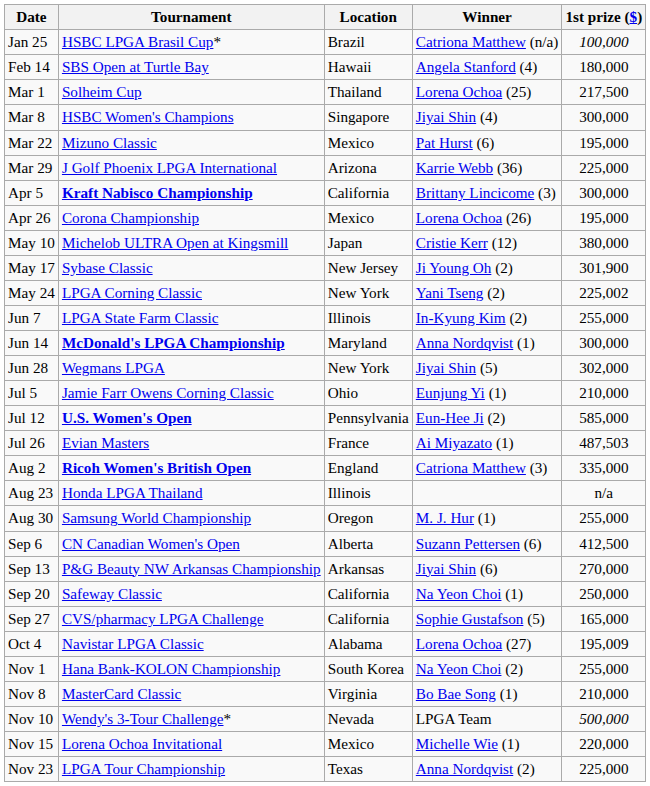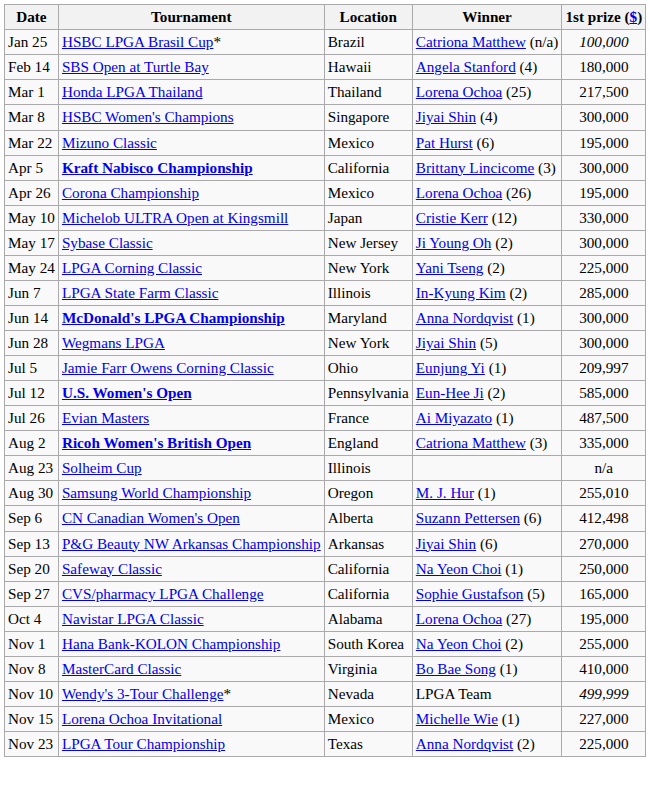(102, 92) Solheim Cup -> (132, 92) Honda LPGA Thailand
- row: (30, 167)
(604, 242) 380,000 -> (604, 217) 330,000
(604, 267) 301,900 -> (604, 242) 300,000
(604, 292) 225,002 -> (604, 267) 225,000
(604, 317) 255,000 -> (604, 292) 285,000
(604, 368) 302,000 -> (604, 343) 300,000
(604, 393) 210,000 -> (604, 368) 209,997
(604, 443) 487,503 -> (604, 418) 487,500
(132, 493) Honda LPGA Thailand -> (102, 468) Solheim Cup
(604, 518) 255,000 -> (604, 493) 255,010
(604, 543) 412,500 -> (604, 518) 412,498
(604, 643) 195,009 -> (604, 618) 195,000
(604, 693) 210,000 -> (604, 668) 410,000
(604, 718) 500,000 -> (604, 693) 499,999
(604, 744) 220,000 -> (604, 718) 227,000
